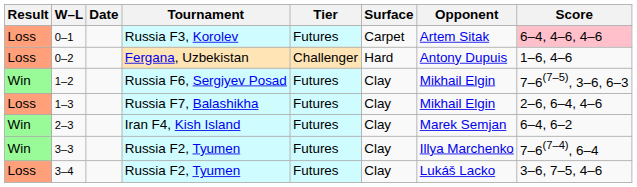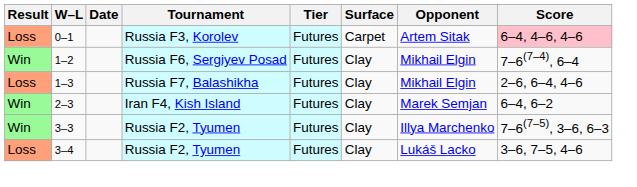- row: (64, 58)
(574, 80) 7–6(7–5), 3–6, 6–3 -> (540, 59) 7–6(7–4), 6–4
(559, 148) 7–6(7–4), 6–4 -> (555, 127) 7–6(7–5), 3–6, 6–3
